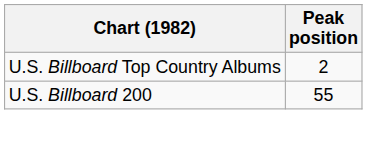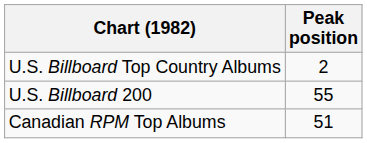+ row: (117, 123)
